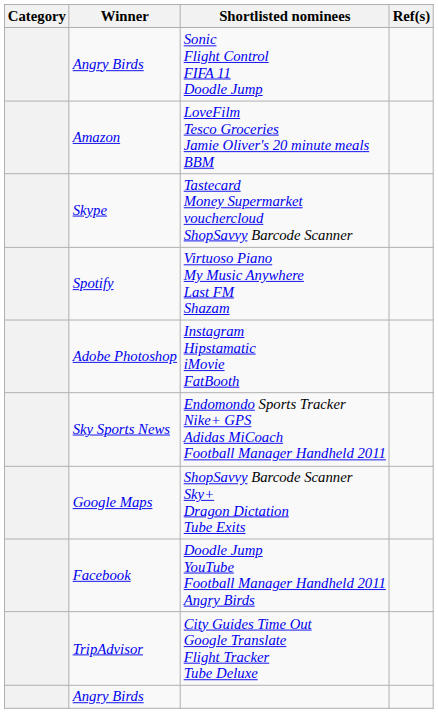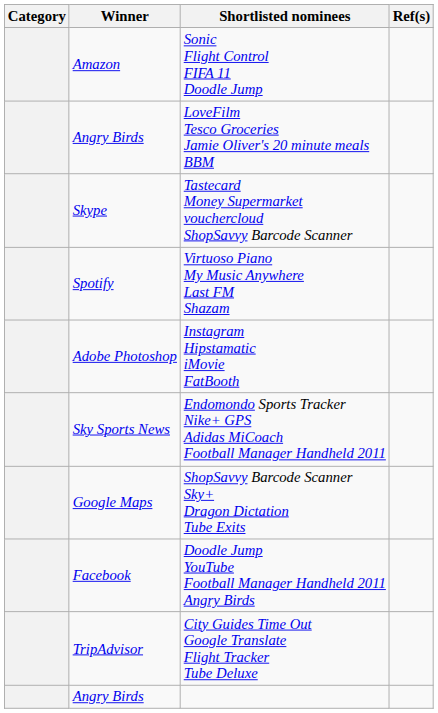(108, 64) Angry Birds -> (96, 64) Amazon
(96, 137) Amazon -> (108, 137) Angry Birds
